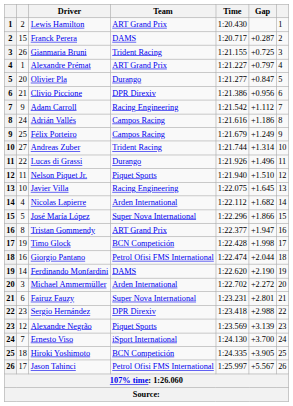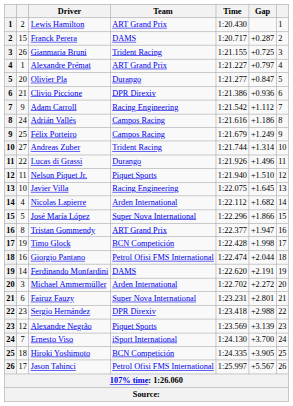(263, 93) +0.956 -> (263, 93) +0.936
(263, 270) +2.190 -> (263, 270) +2.191
